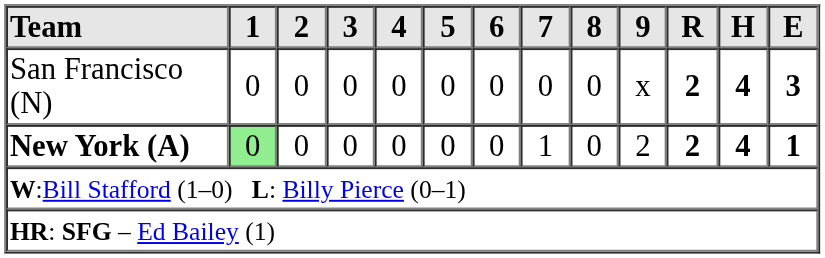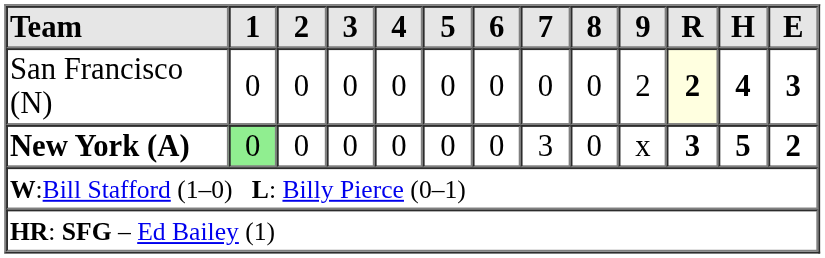(643, 86) x -> (643, 86) 2
(692, 86) no background -> (692, 86) lightyellow background
(545, 145) 1 -> (545, 145) 3
(643, 145) 2 -> (643, 145) x
(692, 145) 2 -> (692, 145) 3
(743, 145) 4 -> (743, 145) 5
(793, 145) 1 -> (793, 145) 2
